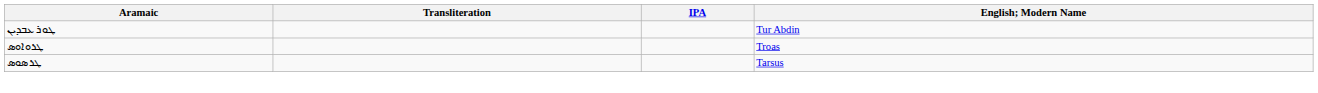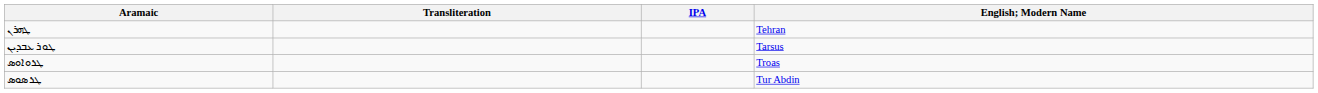+ row: (19, 29)
(778, 29) Tur Abdin -> (770, 46) Tarsus
(770, 63) Tarsus -> (778, 79) Tur Abdin
